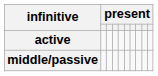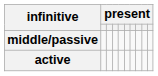rows swapped: (53, 40) <-> (53, 60)
